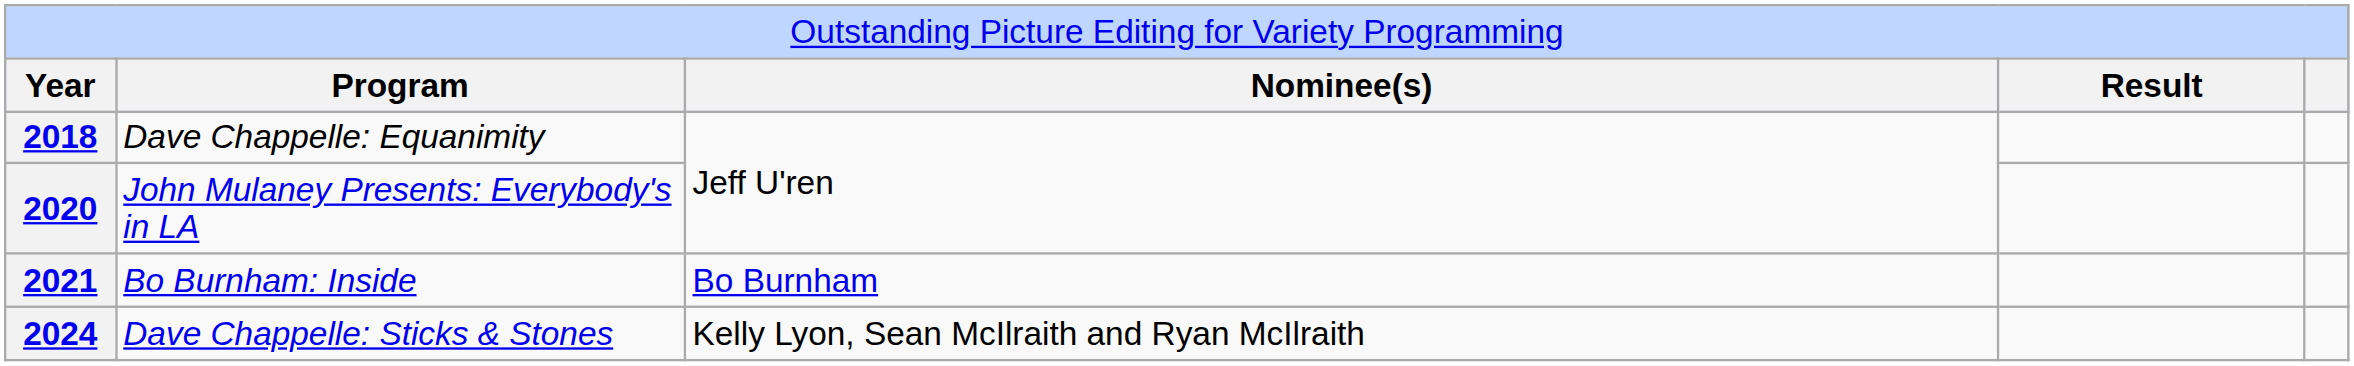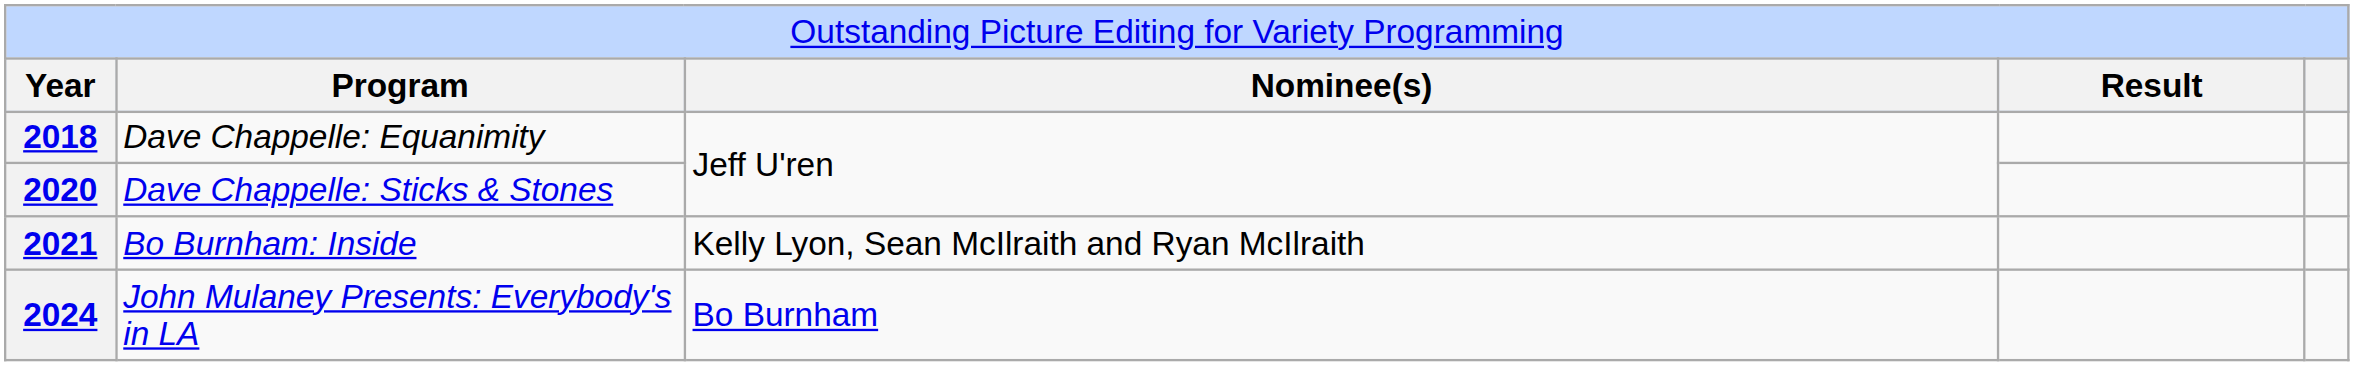(397, 209) John Mulaney Presents: Everybody's in LA -> (368, 190) Dave Chappelle: Sticks & Stones
(785, 280) Bo Burnham -> (1029, 243) Kelly Lyon, Sean McIlraith and Ryan McIlraith
(368, 333) Dave Chappelle: Sticks & Stones -> (397, 314) John Mulaney Presents: Everybody's in LA
(1029, 333) Kelly Lyon, Sean McIlraith and Ryan McIlraith -> (785, 314) Bo Burnham
